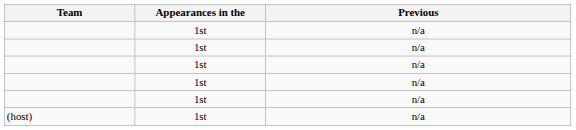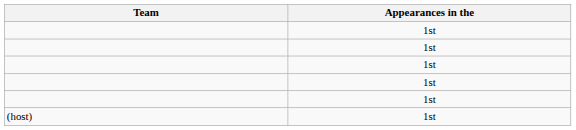- column: (418, 13)
